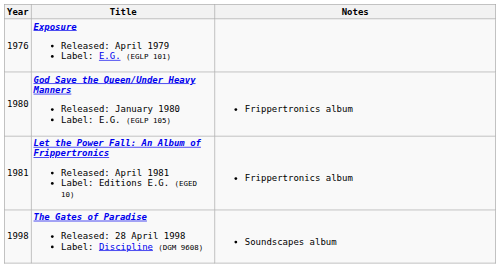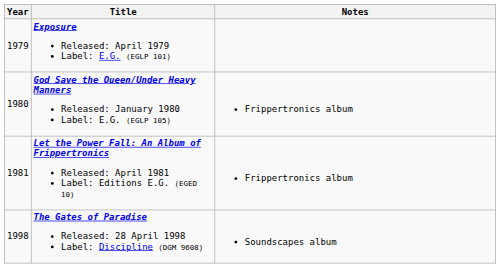(18, 46) 1976 -> (18, 46) 1979
